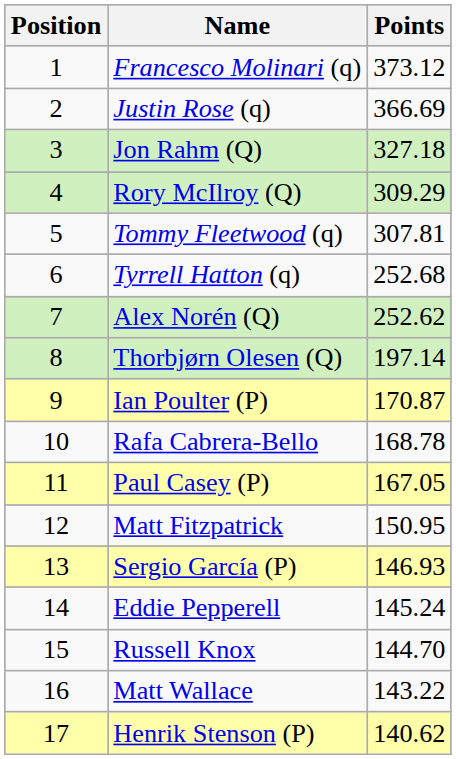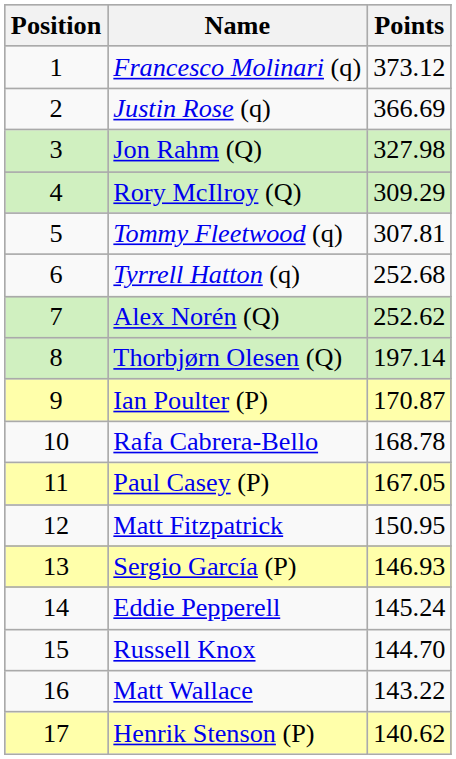(409, 150) 327.18 -> (409, 150) 327.98
